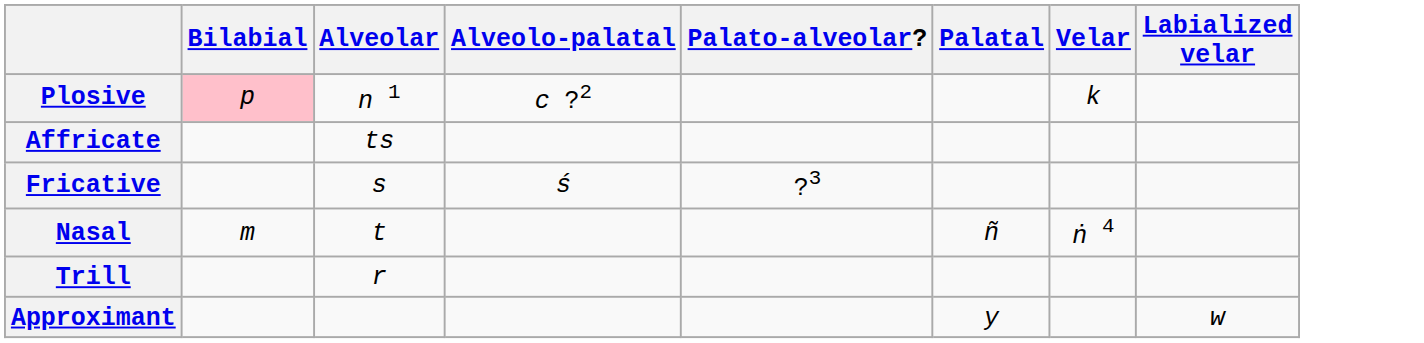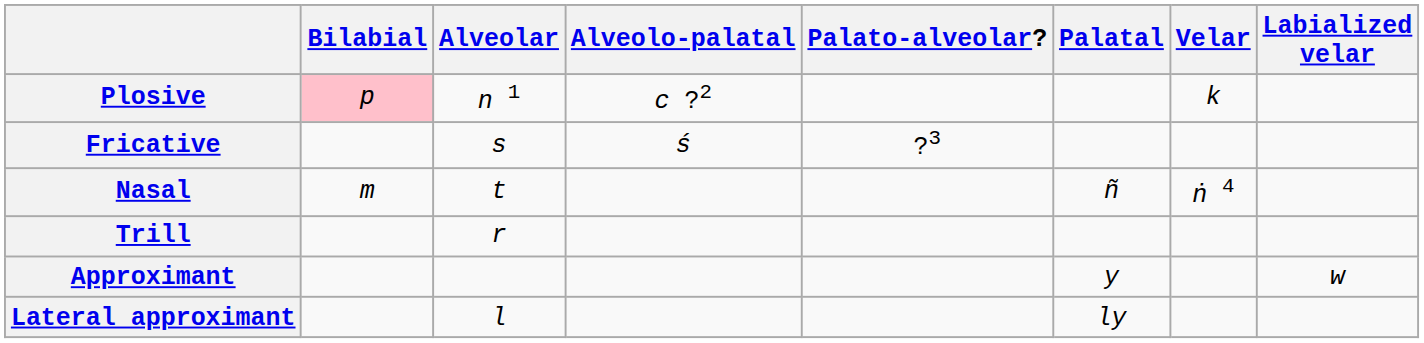- row: (93, 142)
+ row: (153, 317)
